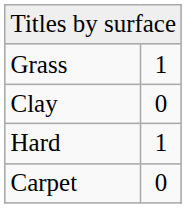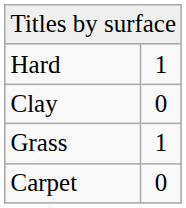rows swapped: (35, 143) <-> (39, 63)
